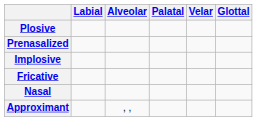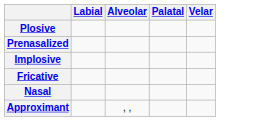- column: (234, 12)
